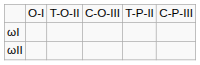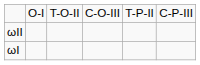rows swapped: (13, 32) <-> (15, 50)
